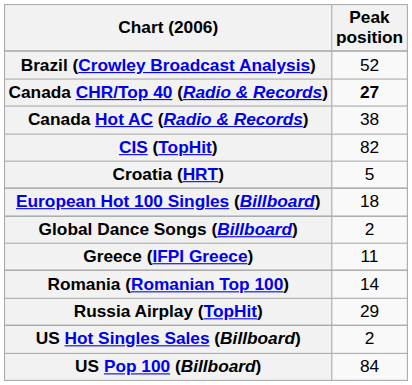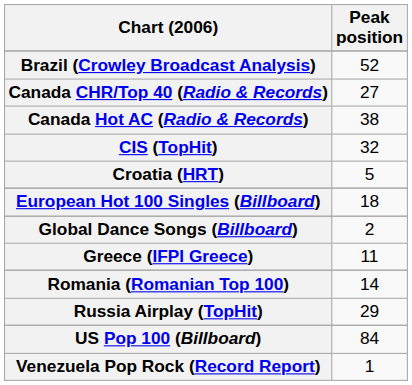(370, 92) bold -> (370, 92) normal
(370, 147) 82 -> (370, 147) 32
- row: (168, 339)
+ row: (168, 366)
